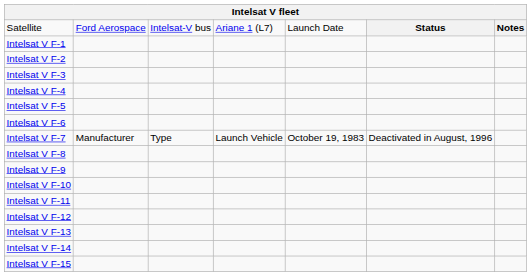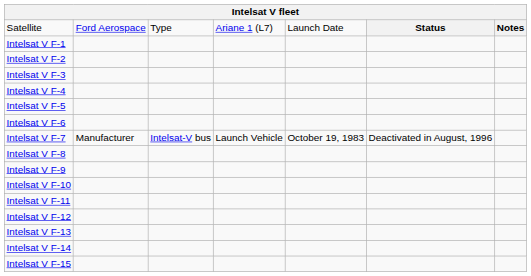(181, 28) Intelsat-V bus -> (161, 28) Type
(161, 138) Type -> (181, 138) Intelsat-V bus
